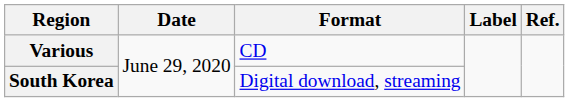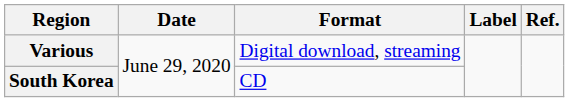(253, 50) CD -> (350, 50) Digital download, streaming
(350, 81) Digital download, streaming -> (253, 81) CD
